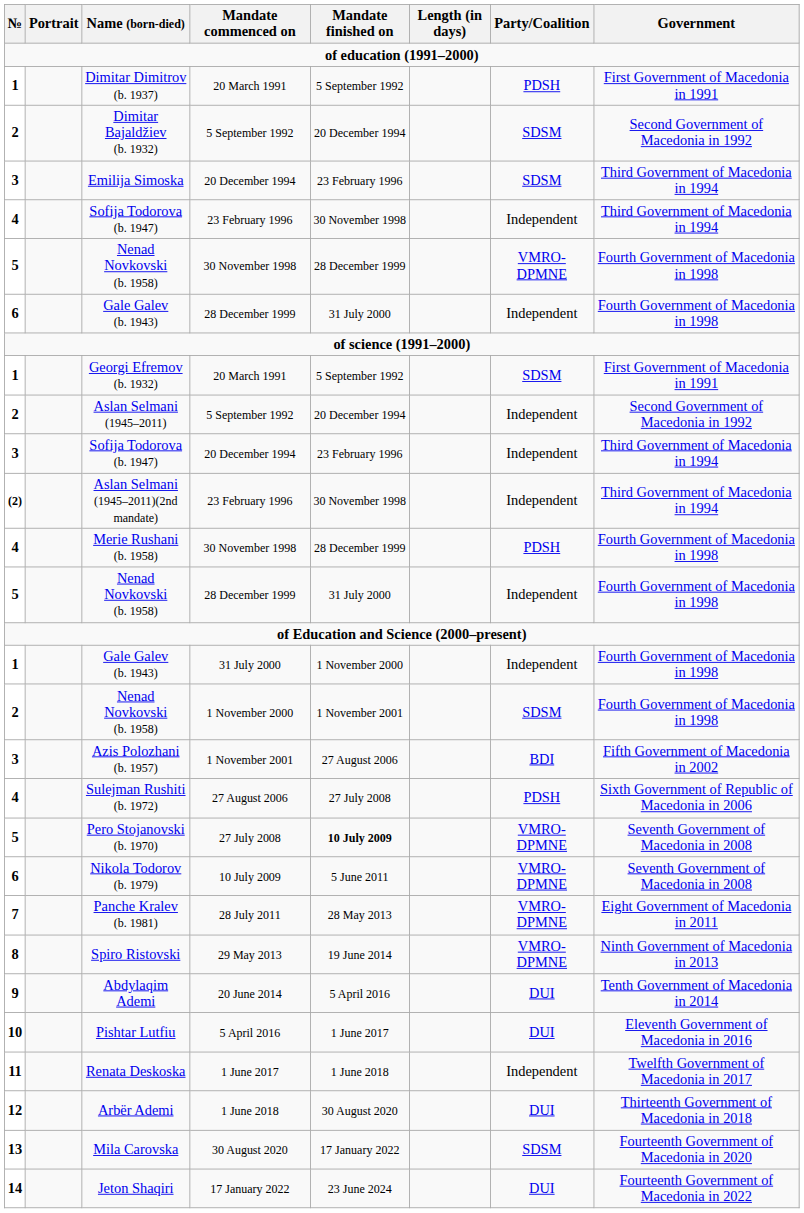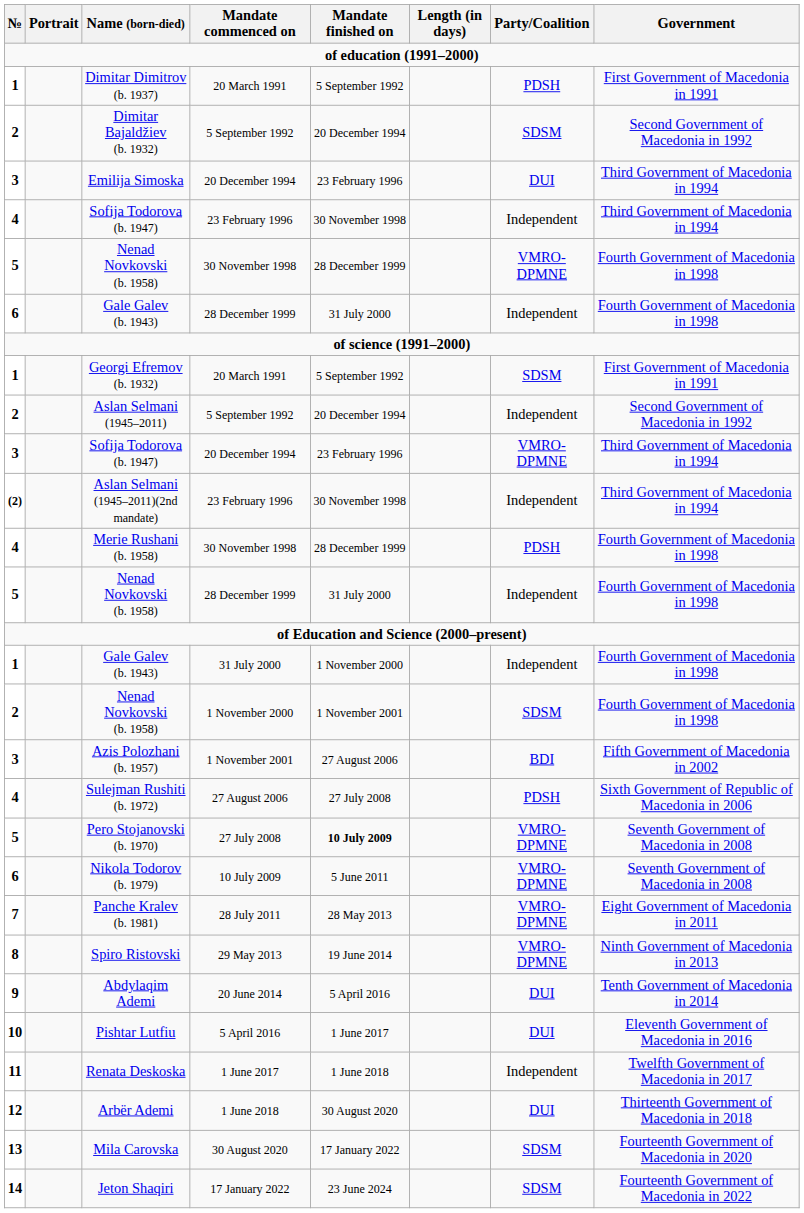(542, 180) SDSM -> (542, 180) DUI
(542, 453) Independent -> (542, 453) VMRO-DPMNE
(542, 1188) DUI -> (542, 1188) SDSM
